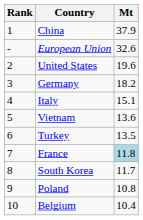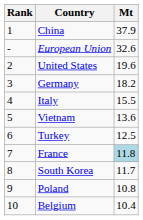(126, 100) 15.1 -> (126, 100) 15.5
(126, 135) 13.5 -> (126, 135) 12.5
